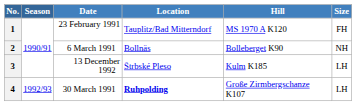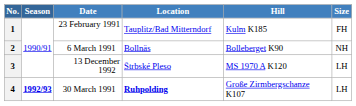(256, 29) MS 1970 A K120 -> (246, 29) Kulm K185
(246, 66) Kulm K185 -> (256, 66) MS 1970 A K120
(37, 89) normal -> (37, 89) bold
